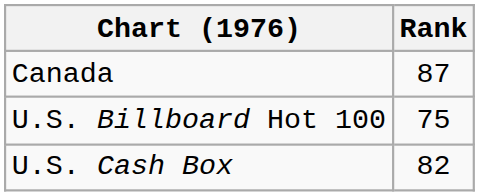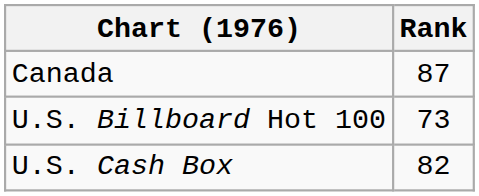(434, 121) 75 -> (434, 121) 73
